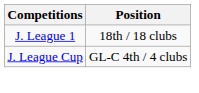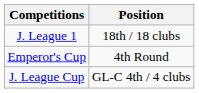+ row: (47, 56)
